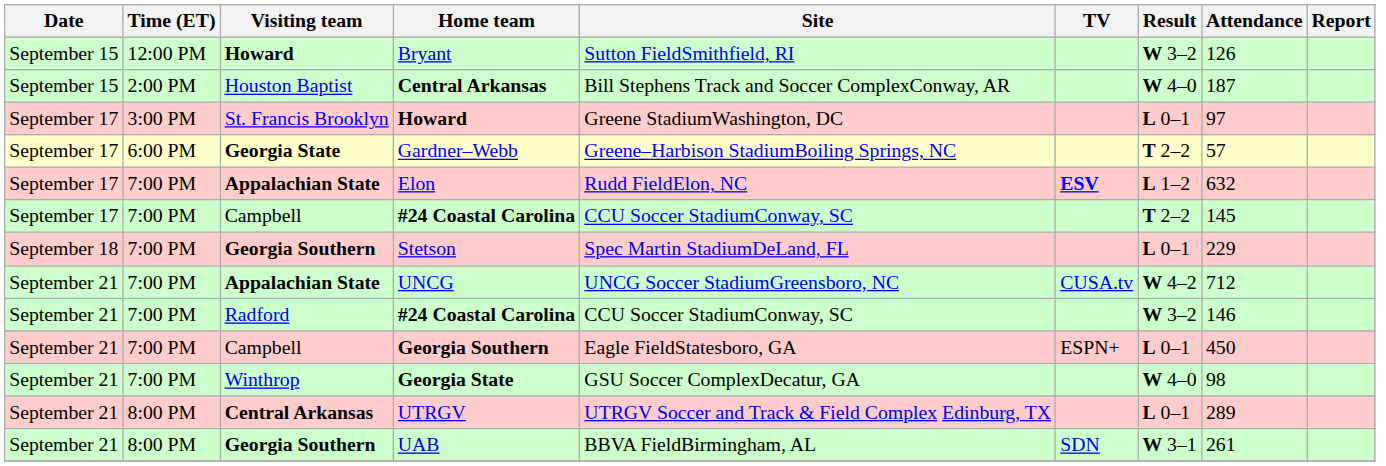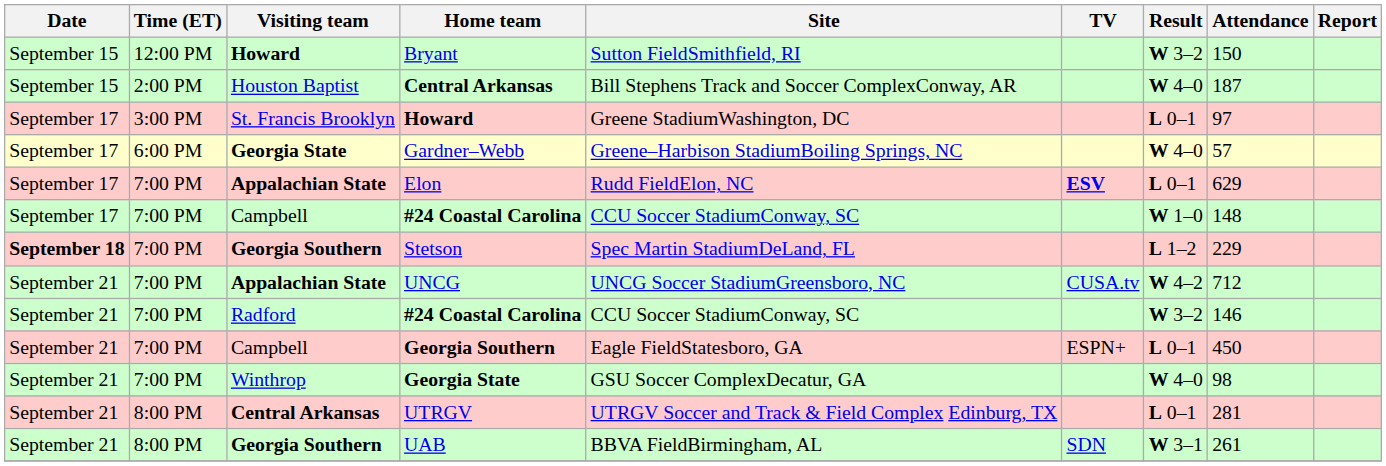(1221, 53) 126 -> (1227, 53) 150
(1166, 151) T 2–2 -> (1176, 151) W 4–0
(1166, 183) L 1–2 -> (1173, 183) L 0–1
(1221, 183) 632 -> (1227, 183) 629
(1166, 216) T 2–2 -> (1176, 216) W 1–0
(1221, 216) 145 -> (1227, 216) 148
(64, 249) normal -> (67, 249) bold
(1166, 249) L 0–1 -> (1173, 249) L 1–2
(1221, 411) 289 -> (1227, 411) 281
